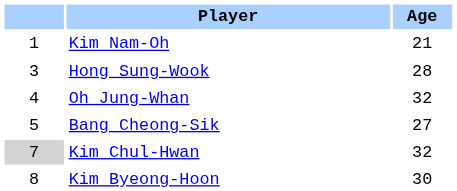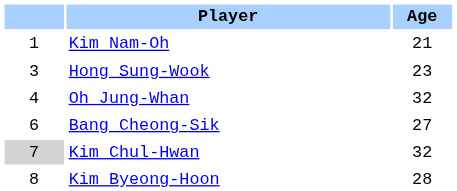(422, 71) 28 -> (422, 71) 23
(34, 125) 5 -> (34, 125) 6
(422, 179) 30 -> (422, 179) 28
